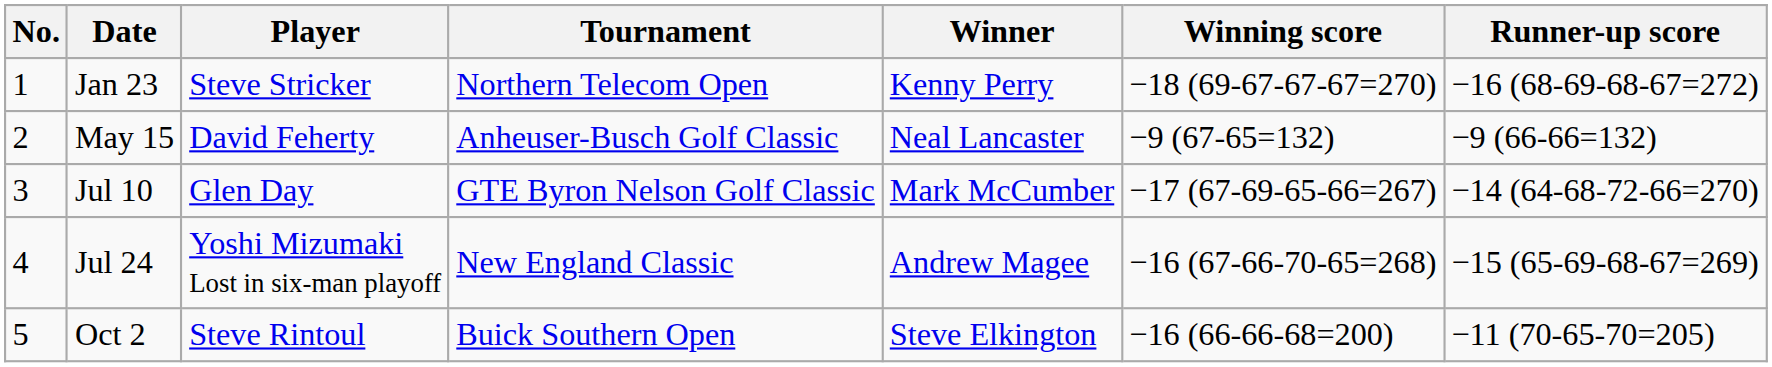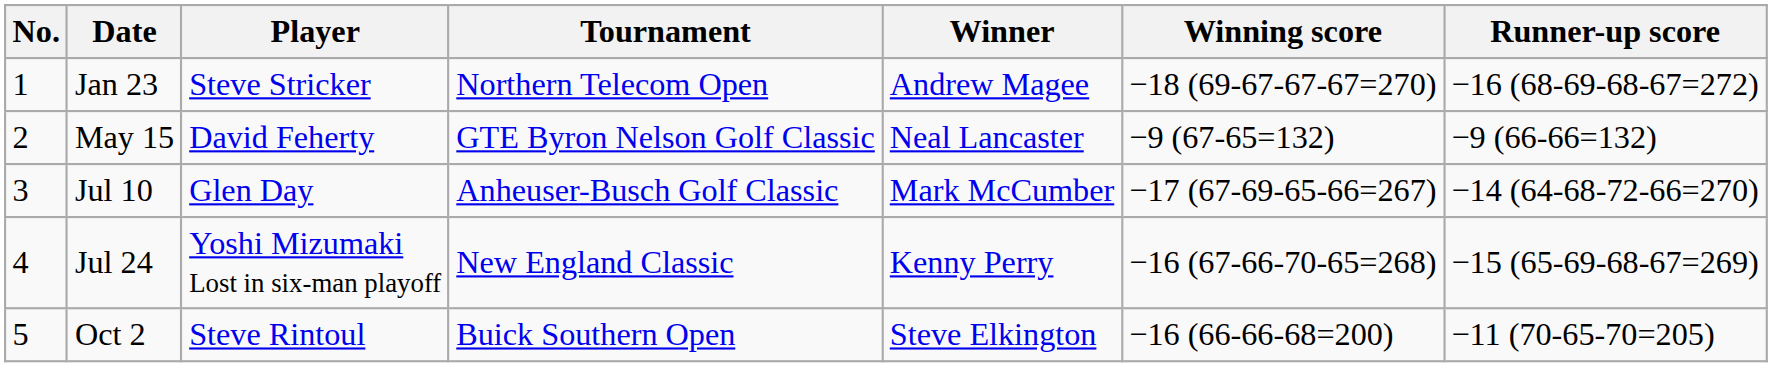(972, 84) Kenny Perry -> (989, 84) Andrew Magee
(647, 137) Anheuser-Busch Golf Classic -> (666, 137) GTE Byron Nelson Golf Classic
(666, 190) GTE Byron Nelson Golf Classic -> (647, 190) Anheuser-Busch Golf Classic
(989, 262) Andrew Magee -> (972, 262) Kenny Perry
